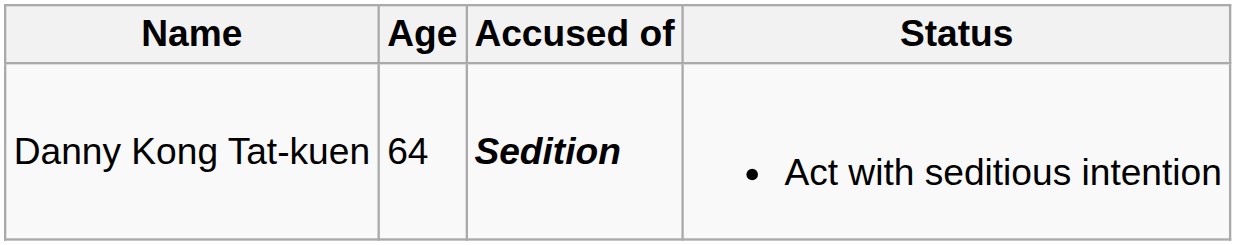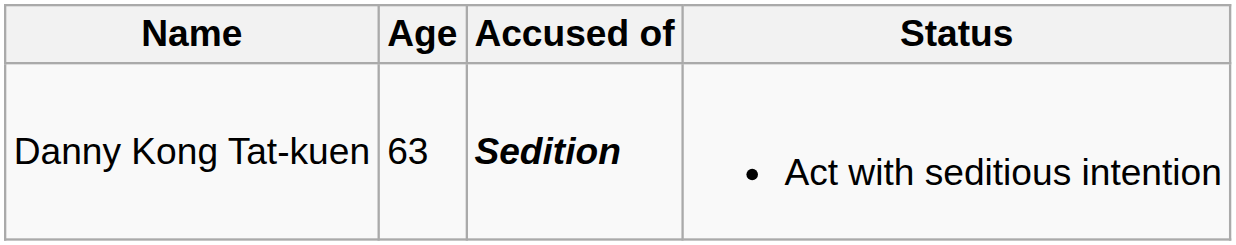(408, 150) 64 -> (408, 150) 63
